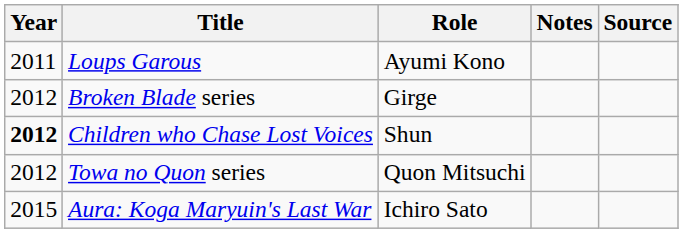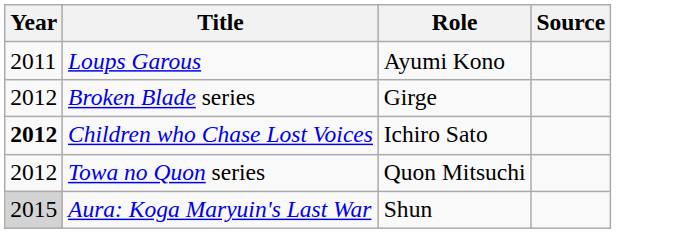- column: (565, 23)
(408, 135) Shun -> (436, 135) Ichiro Sato
(34, 209) no background -> (34, 209) lightgrey background
(436, 209) Ichiro Sato -> (408, 209) Shun
